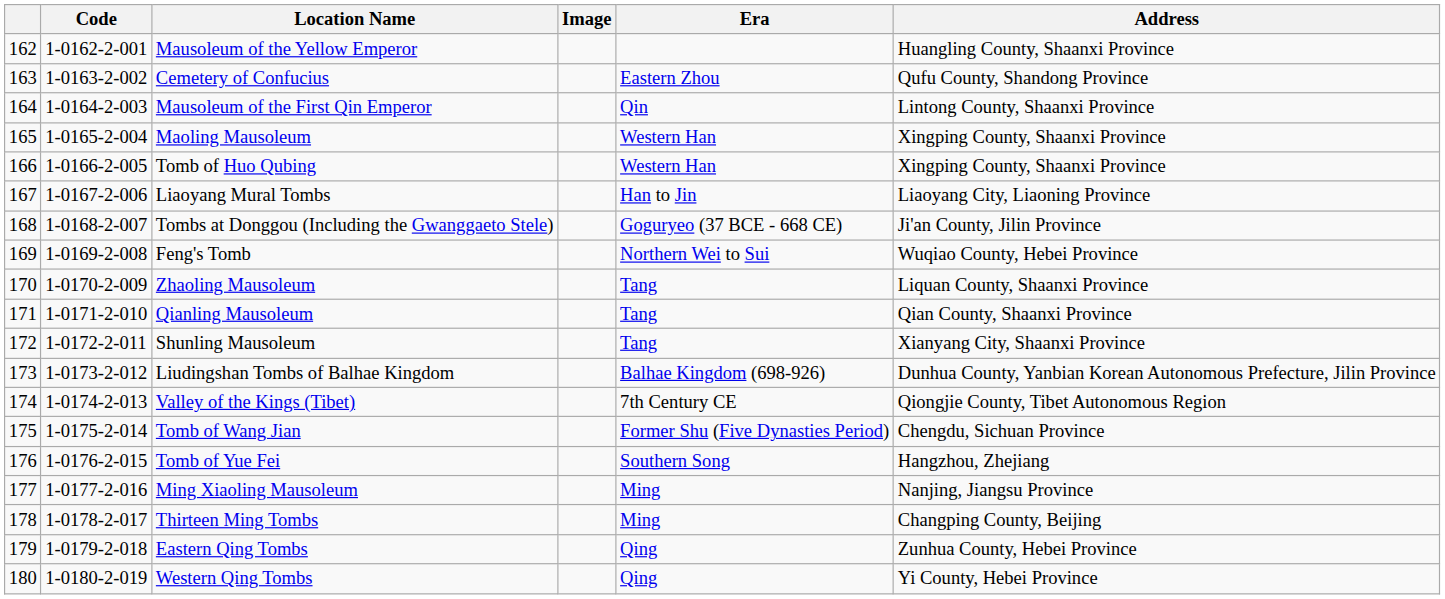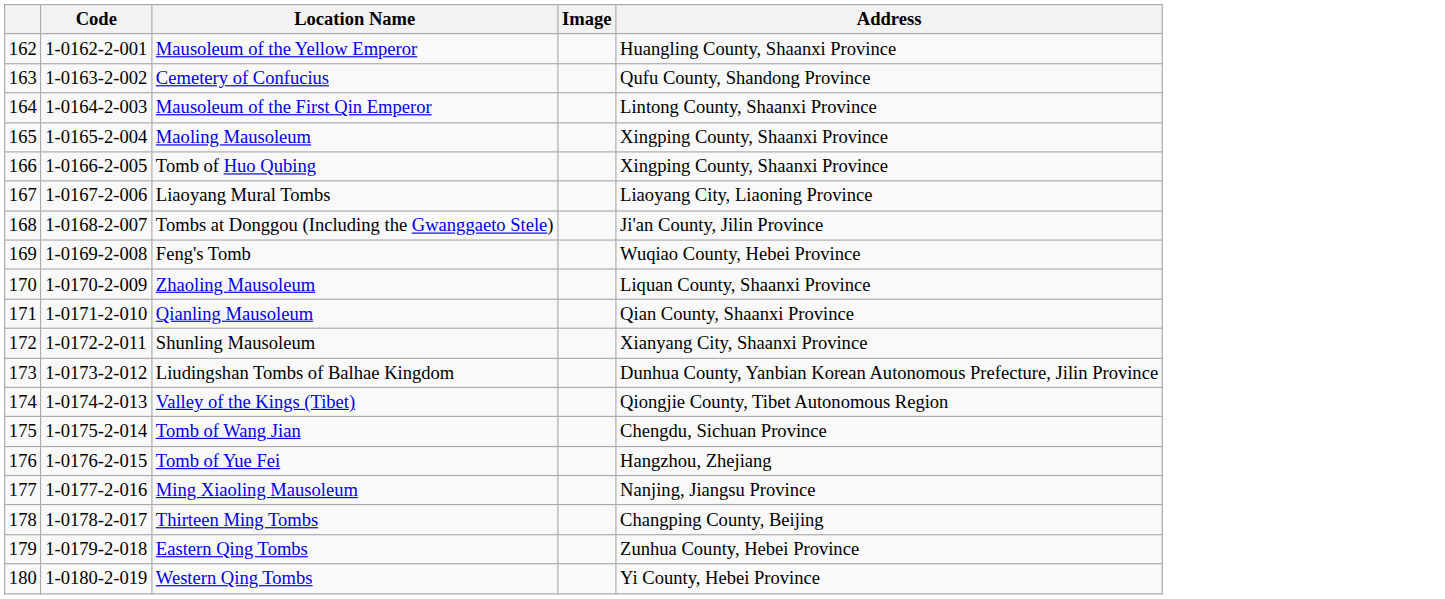- column: (755, 19)
